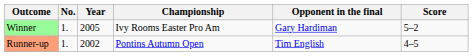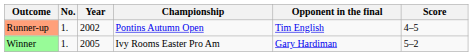rows swapped: (28, 43) <-> (21, 28)
